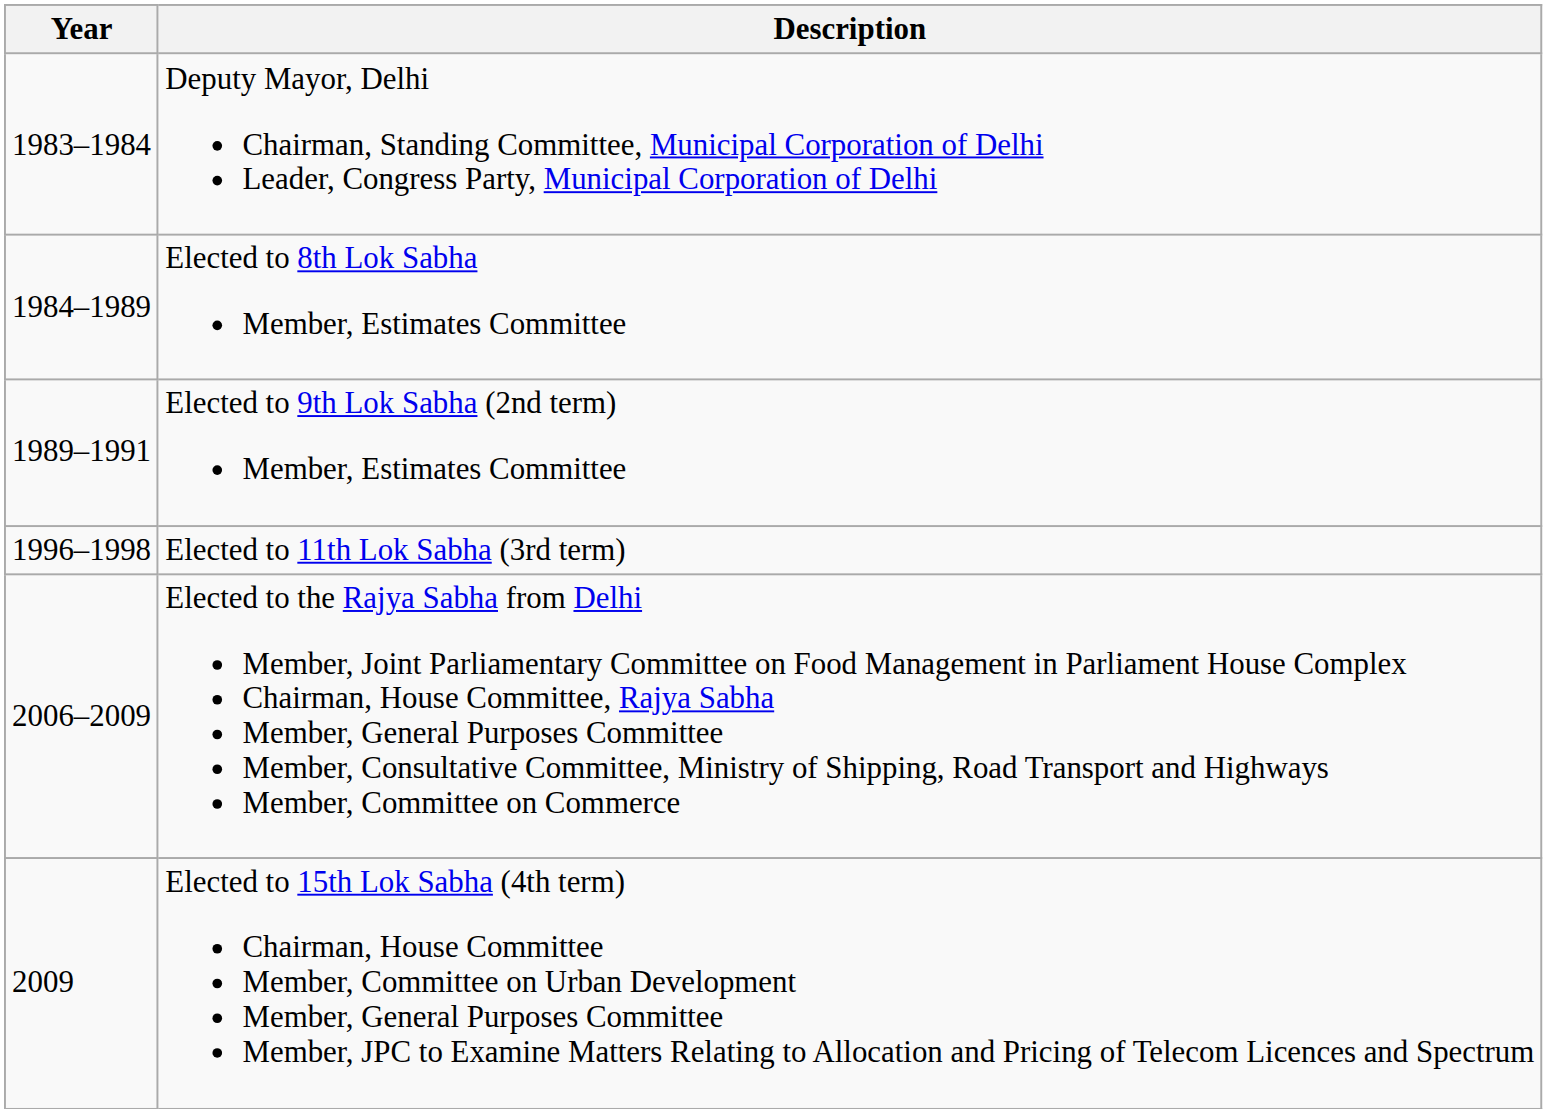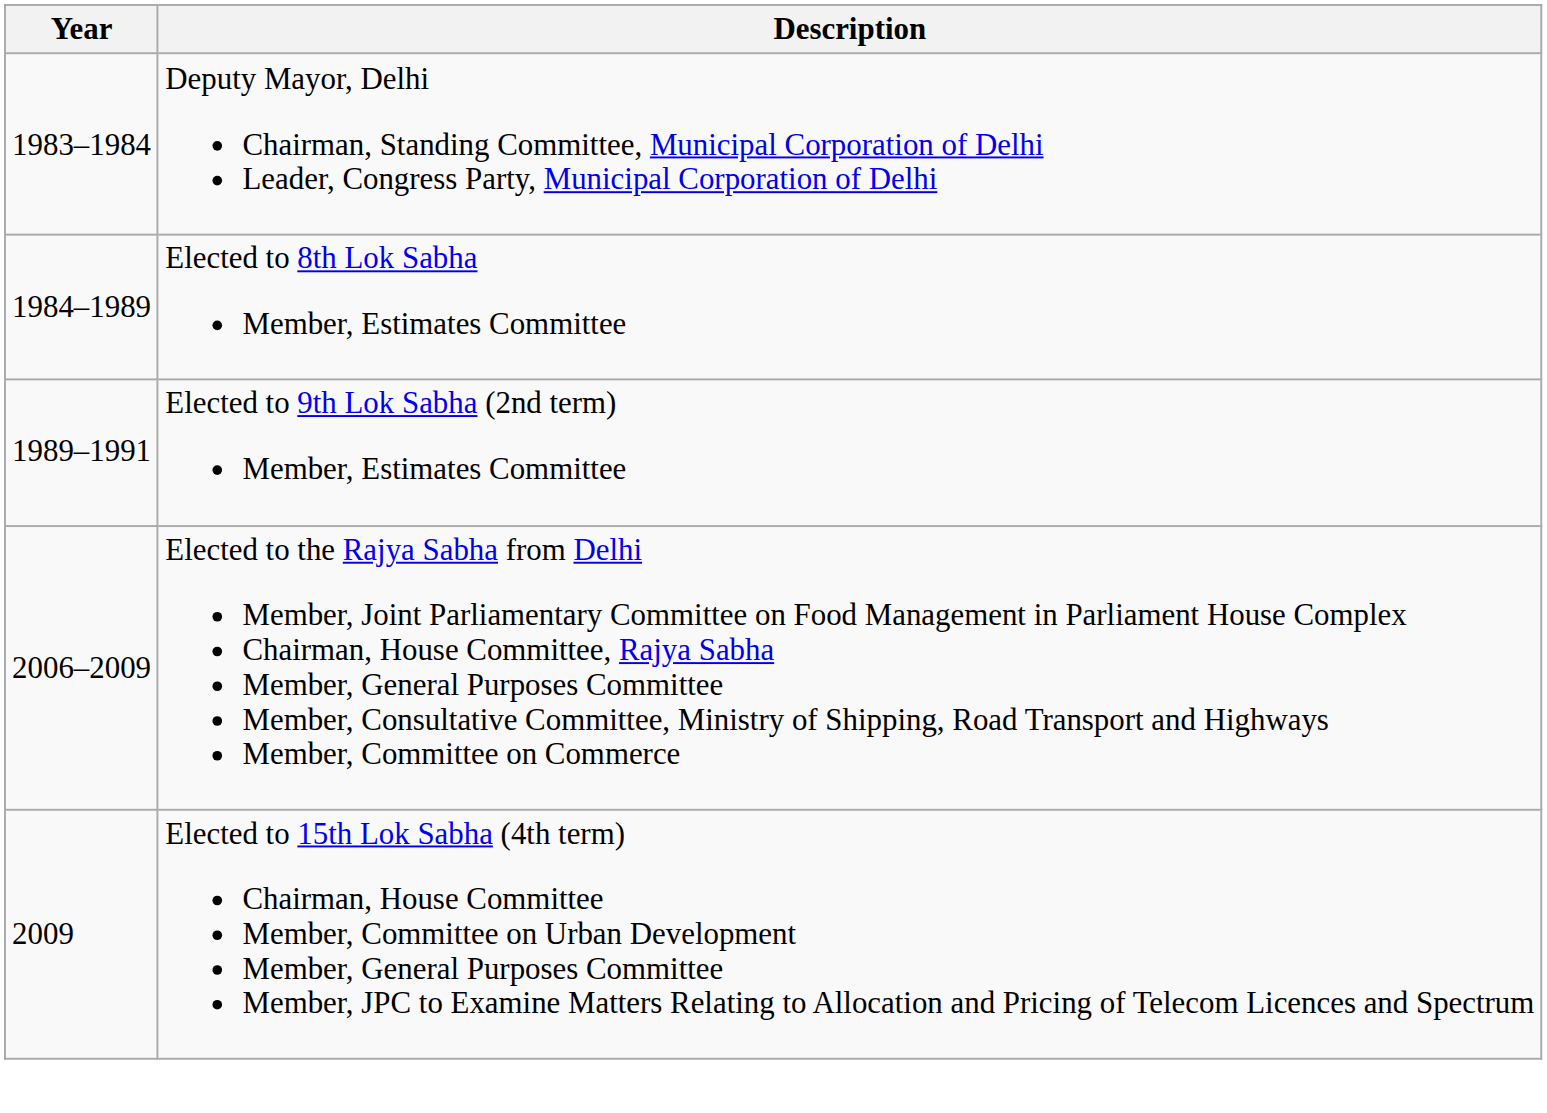- row: (395, 549)
